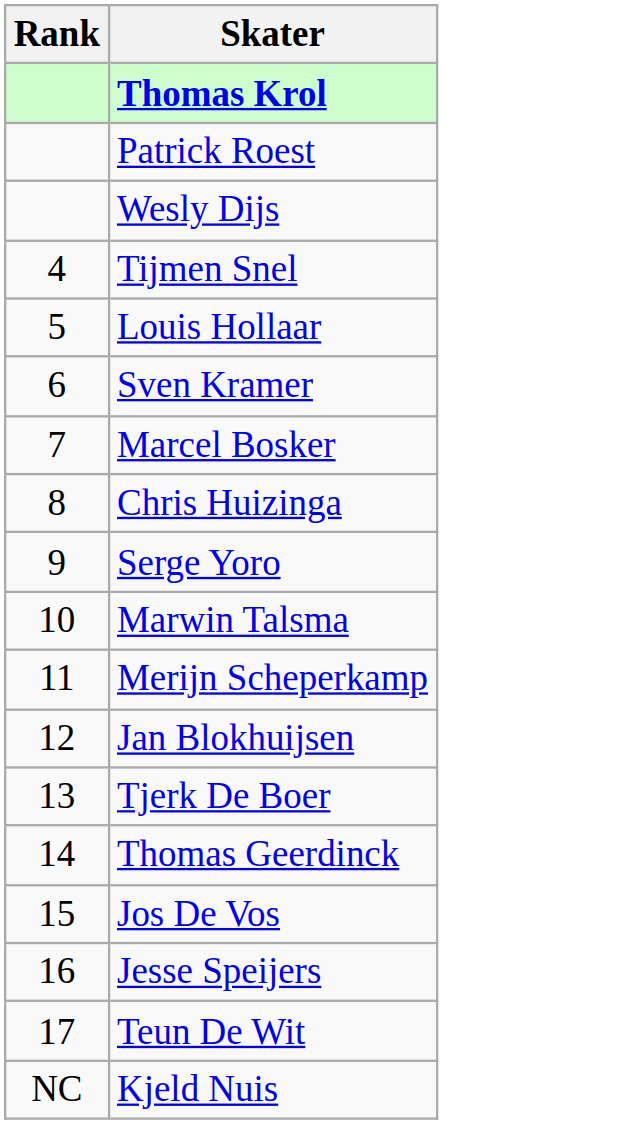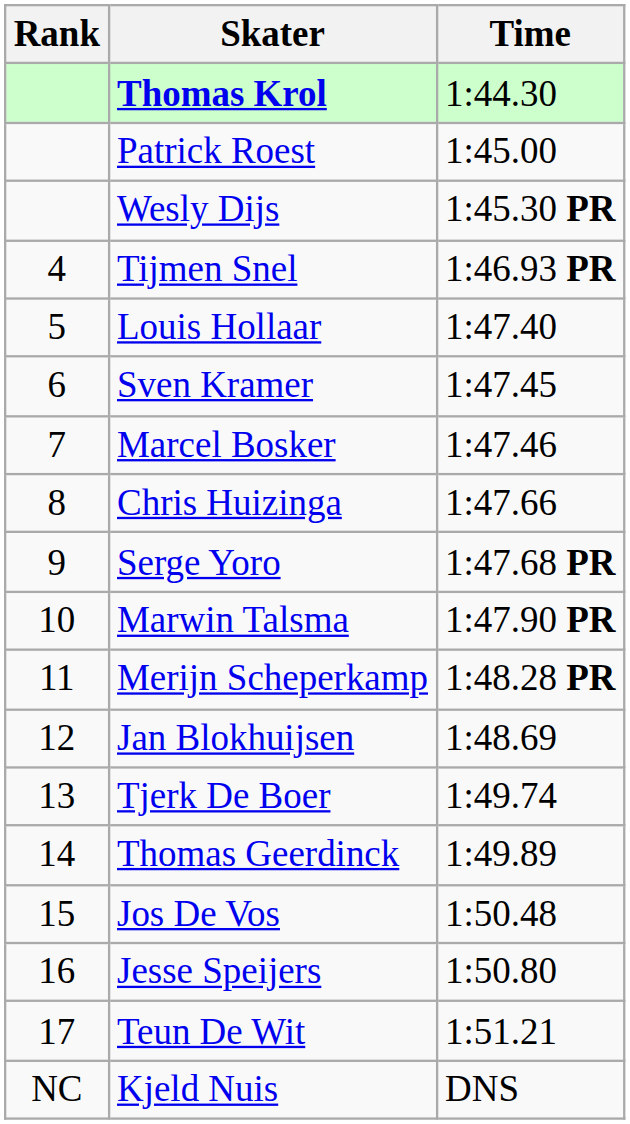+ column: (530, 33)
